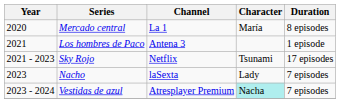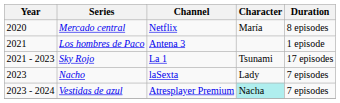(158, 28) La 1 -> (163, 28) Netflix
(163, 59) Netflix -> (158, 59) La 1
